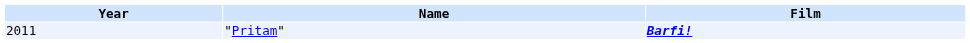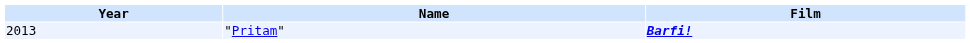(21, 31) 2011 -> (21, 31) 2013
